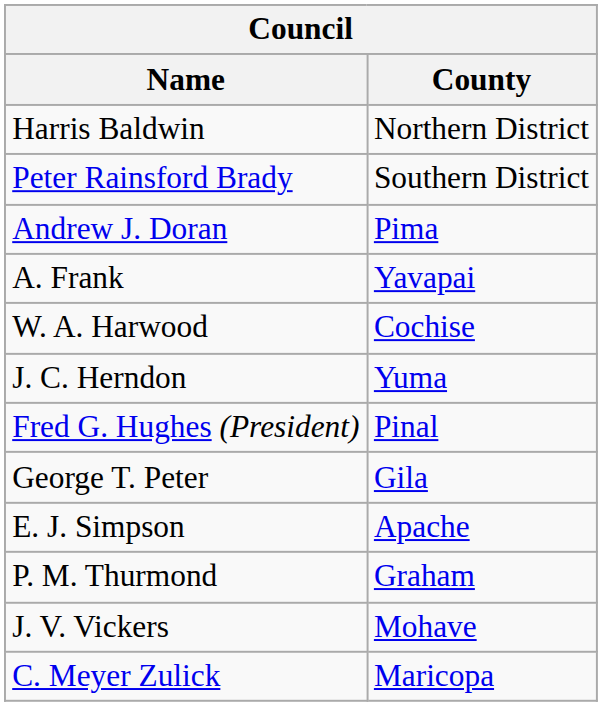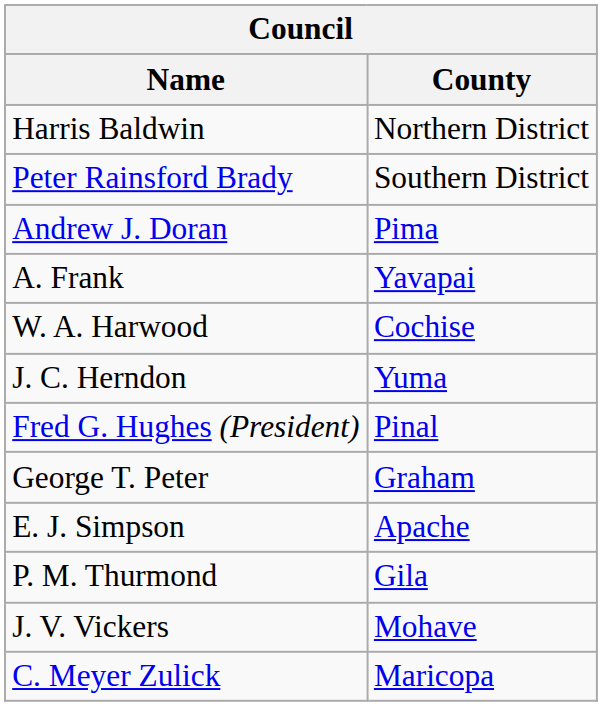(401, 476) Gila -> (424, 476) Graham
(424, 576) Graham -> (401, 576) Gila
